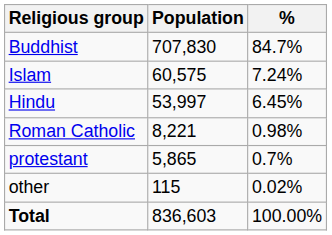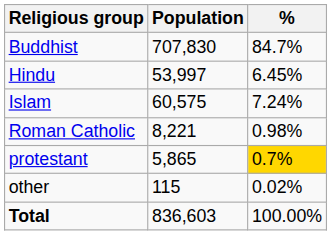rows swapped: (30, 74) <-> (32, 103)
(272, 159) no background -> (272, 159) gold background
